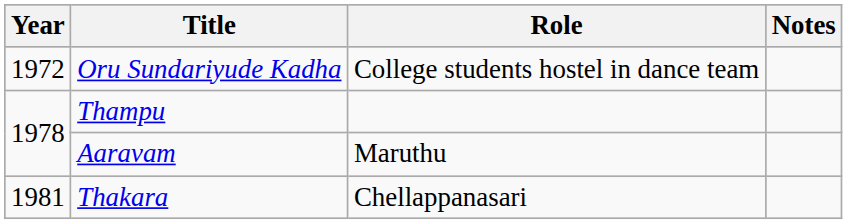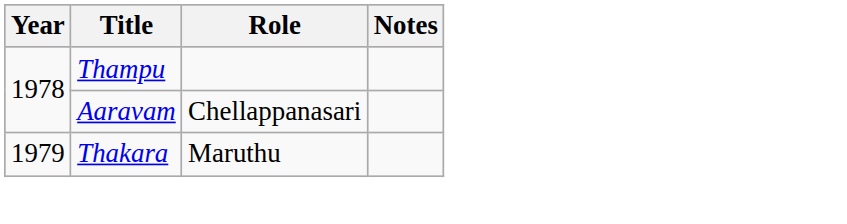- row: (209, 68)
(400, 153) Maruthu -> (275, 111) Chellappanasari
(38, 196) 1981 -> (38, 153) 1979
(440, 196) Chellappanasari -> (234, 153) Maruthu
